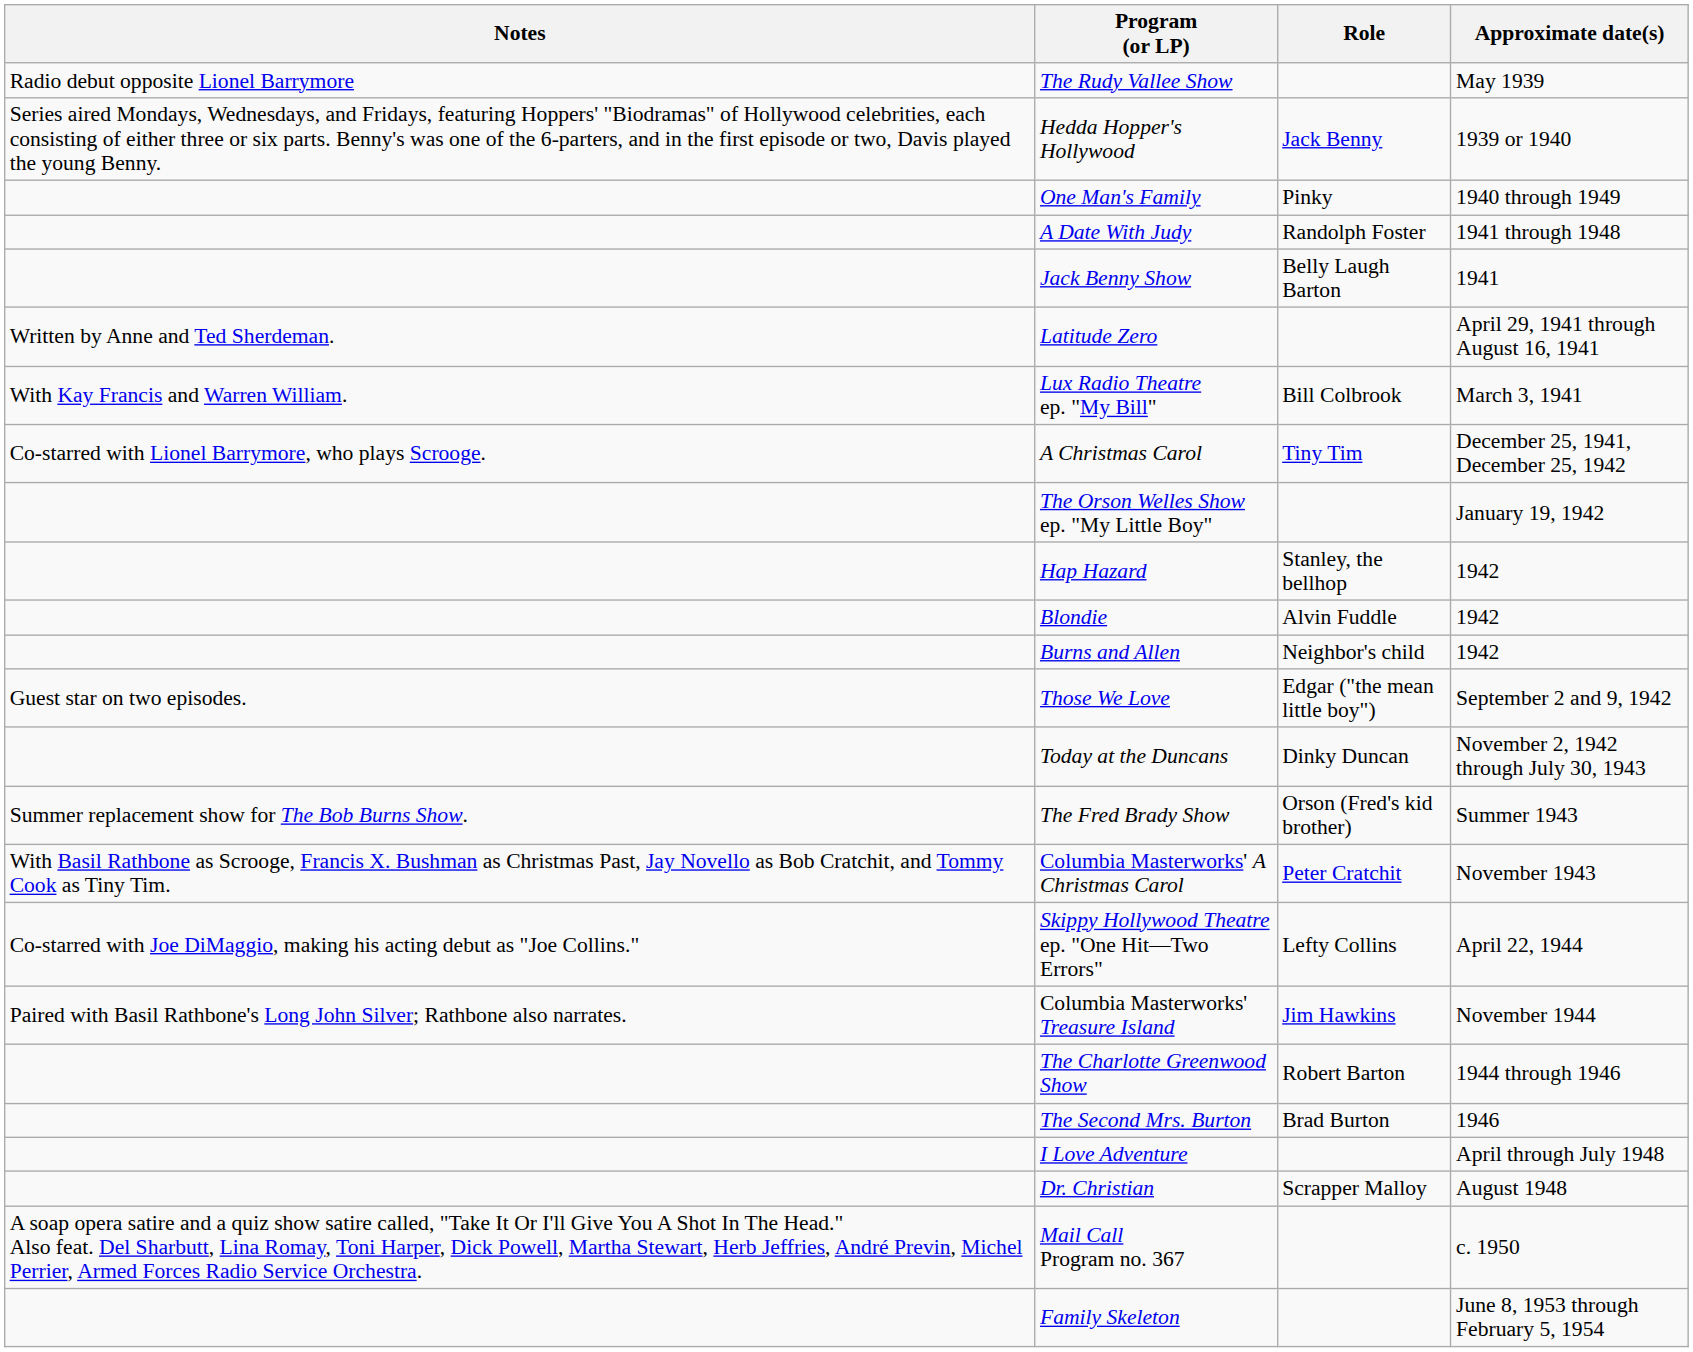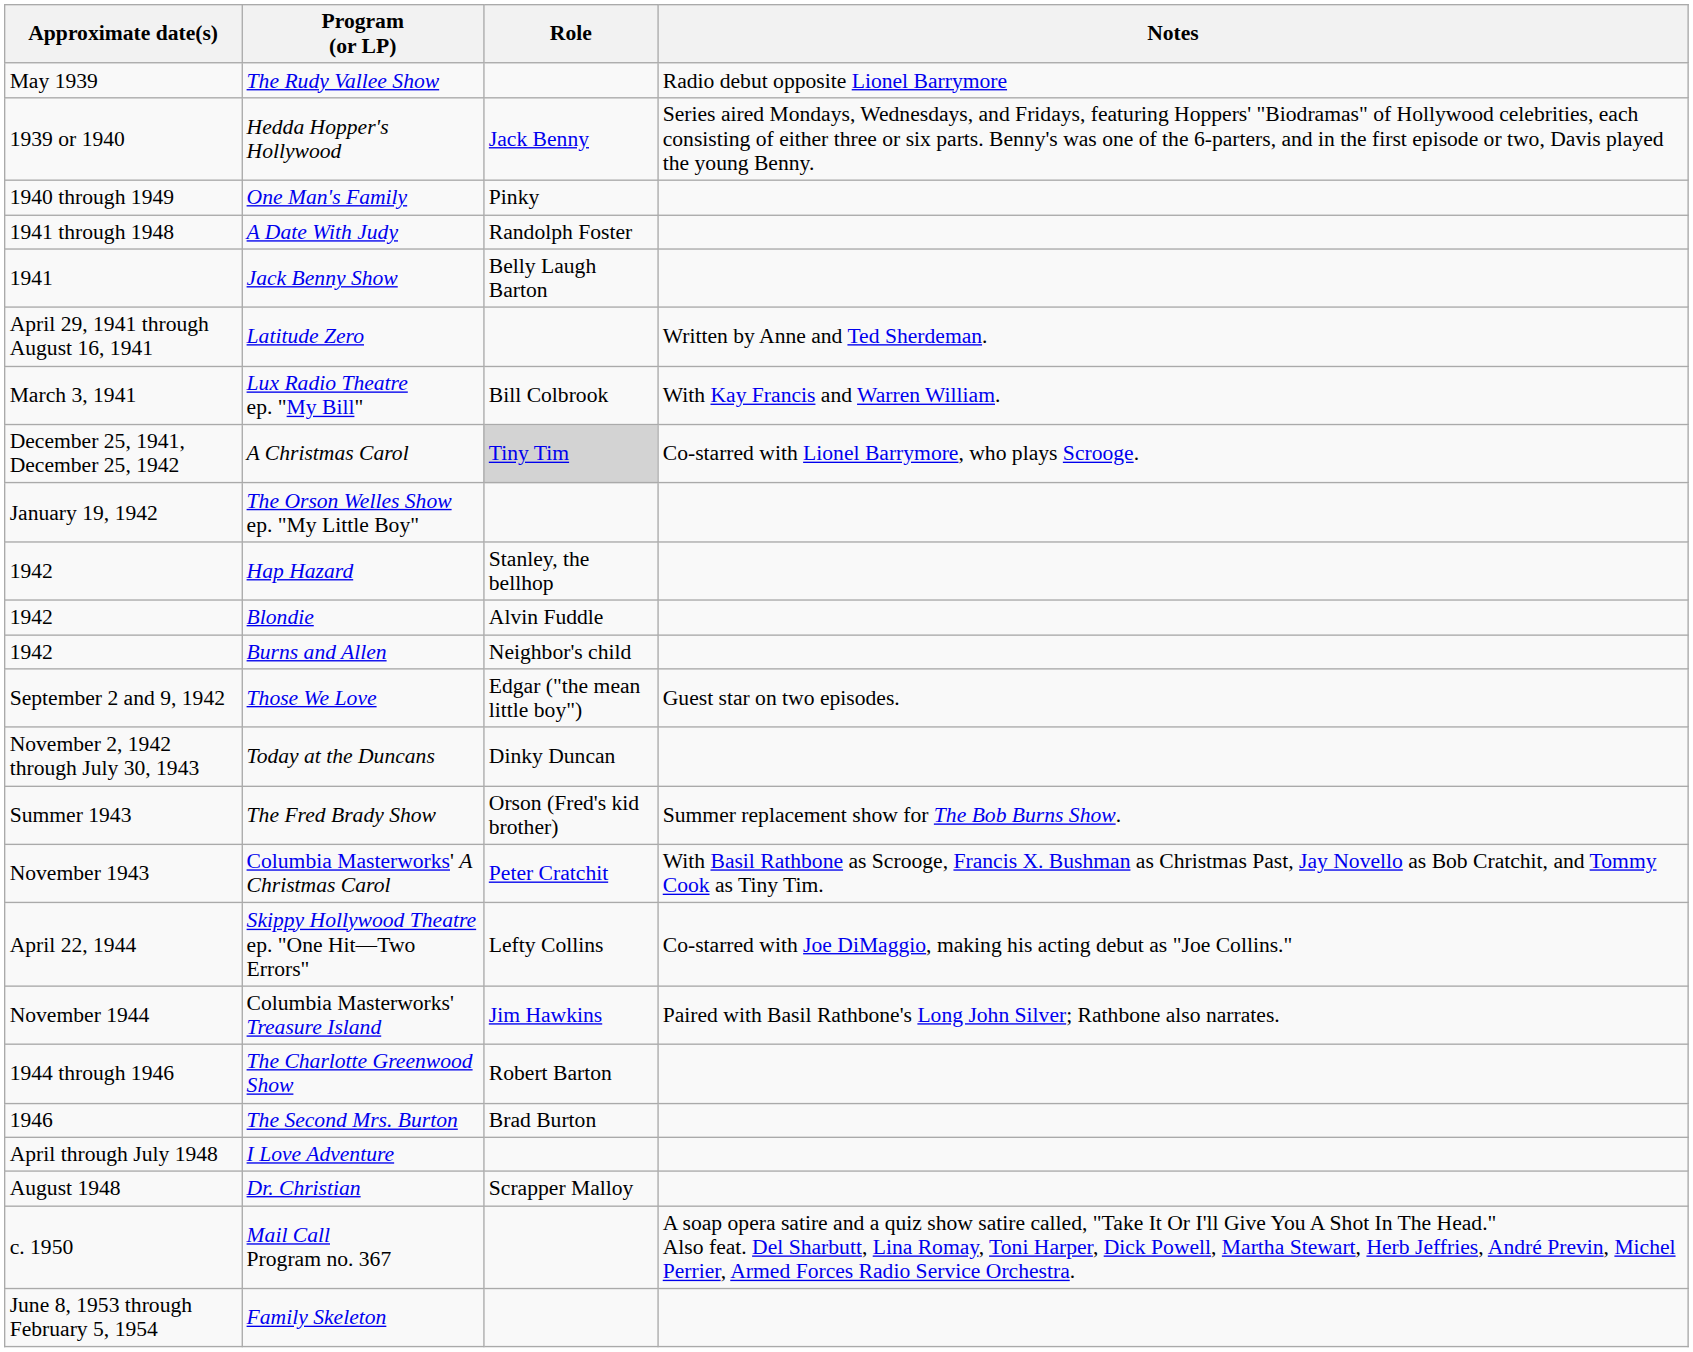columns swapped: (1570, 33) <-> (520, 33)
(1322, 453) no background -> (529, 453) lightgrey background
